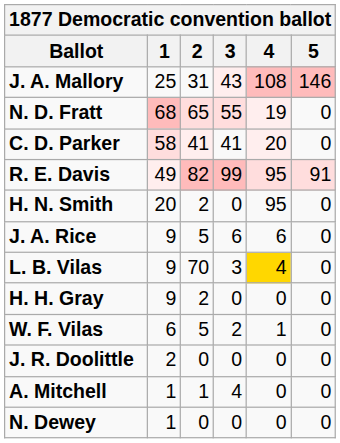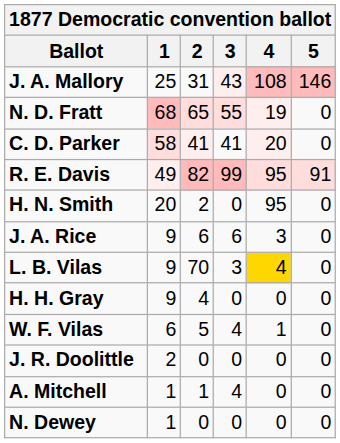(204, 236) 5 -> (204, 236) 6
(281, 236) 6 -> (281, 236) 3
(204, 298) 2 -> (204, 298) 4
(237, 329) 2 -> (237, 329) 4
